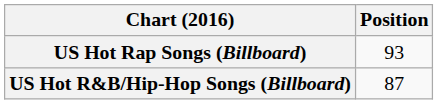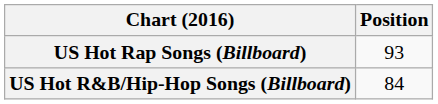(394, 83) 87 -> (394, 83) 84
